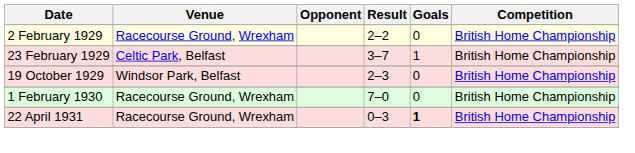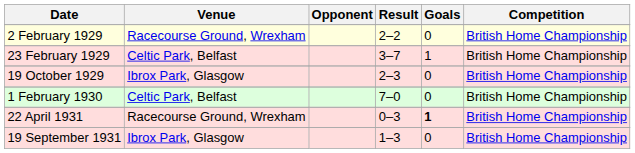(178, 76) Windsor Park, Belfast -> (186, 76) Ibrox Park, Glasgow
(205, 96) Racecourse Ground, Wrexham -> (182, 96) Celtic Park, Belfast
+ row: (64, 138)
